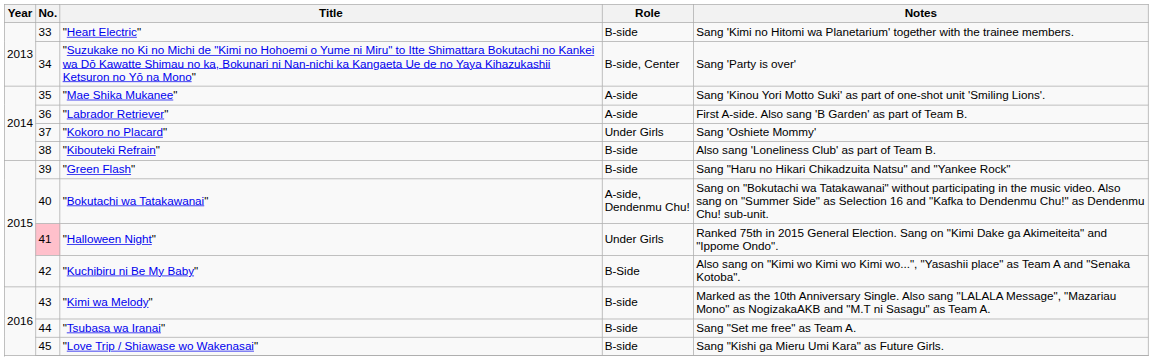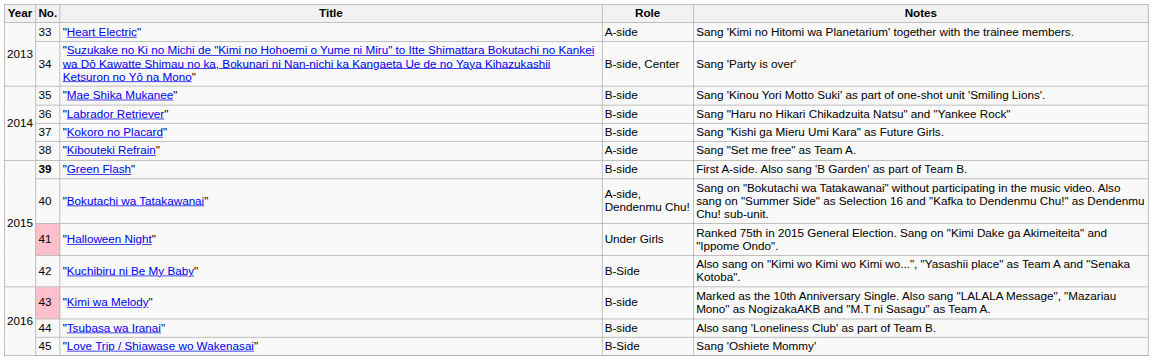(621, 32) B-side -> (621, 32) A-side
(621, 95) A-side -> (621, 95) B-side
(621, 114) A-side -> (621, 114) B-side
(832, 114) First A-side. Also sang 'B Garden' as part of Team B. -> (853, 114) Sang "Haru no Hikari Chikadzuita Natsu" and "Yankee Rock"
(634, 132) Under Girls -> (621, 132) B-side
(756, 132) Sang 'Oshiete Mommy' -> (820, 132) Sang "Kishi ga Mieru Umi Kara" as Future Girls.
(621, 151) B-side -> (621, 151) A-side
(816, 151) Also sang 'Loneliness Club' as part of Team B. -> (776, 151) Sang "Set me free" as Team A.
(45, 169) normal -> (45, 169) bold
(853, 169) Sang "Haru no Hikari Chikadzuita Natsu" and "Yankee Rock" -> (832, 169) First A-side. Also sang 'B Garden' as part of Team B.
(45, 302) no background -> (45, 302) pink background
(776, 328) Sang "Set me free" as Team A. -> (816, 328) Also sang 'Loneliness Club' as part of Team B.
(621, 346) B-side -> (622, 346) B-Side
(820, 346) Sang "Kishi ga Mieru Umi Kara" as Future Girls. -> (756, 346) Sang 'Oshiete Mommy'
